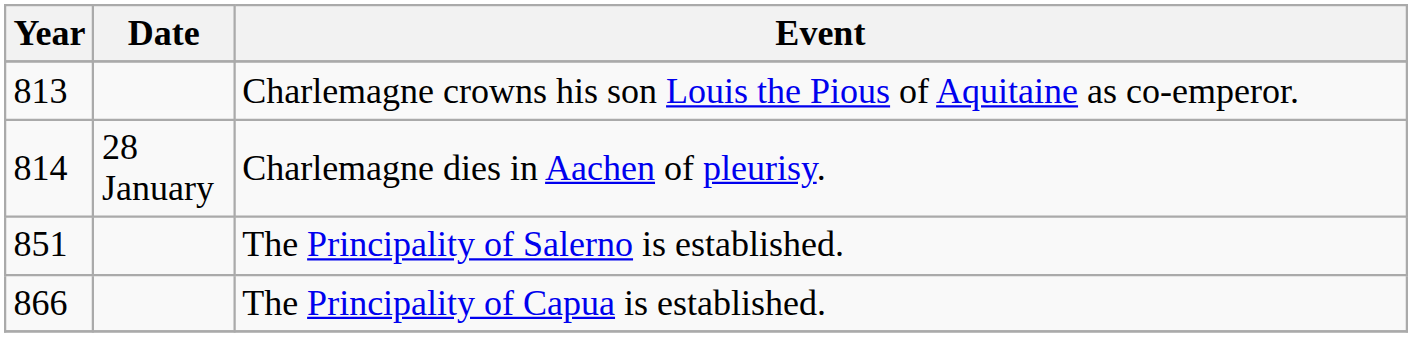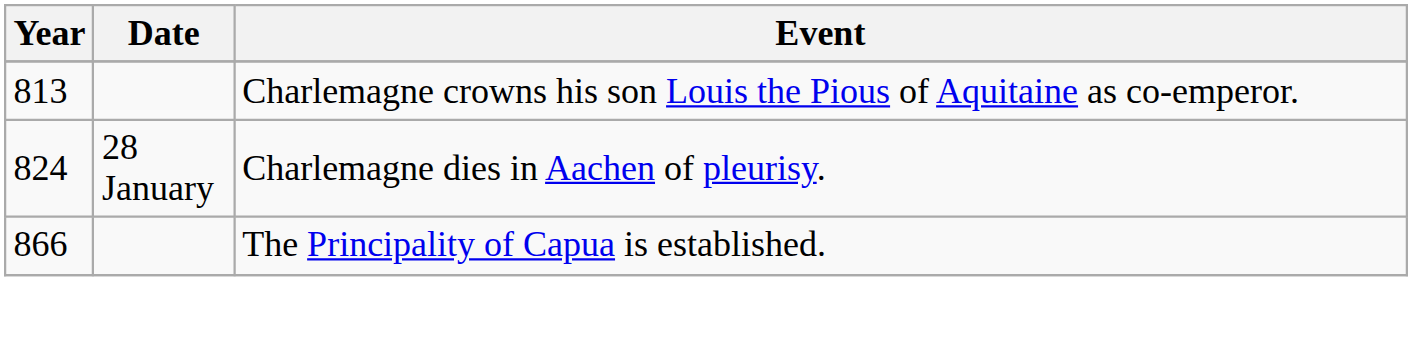(40, 167) 814 -> (40, 167) 824
- row: (543, 244)
